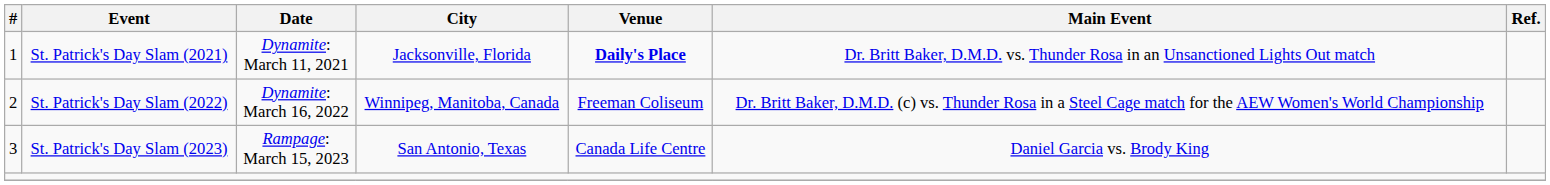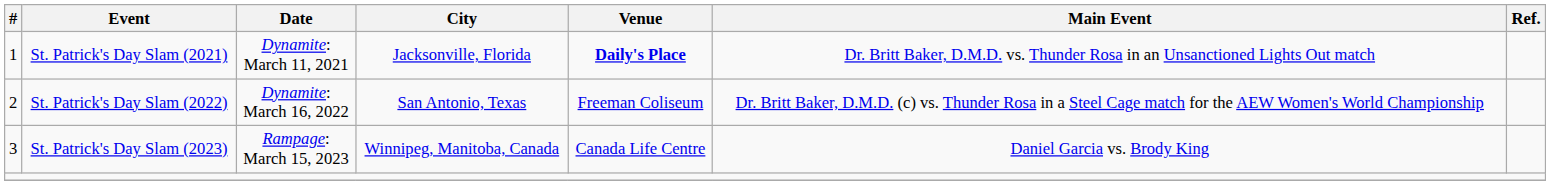(462, 101) Winnipeg, Manitoba, Canada -> (462, 101) San Antonio, Texas
(462, 148) San Antonio, Texas -> (462, 148) Winnipeg, Manitoba, Canada
